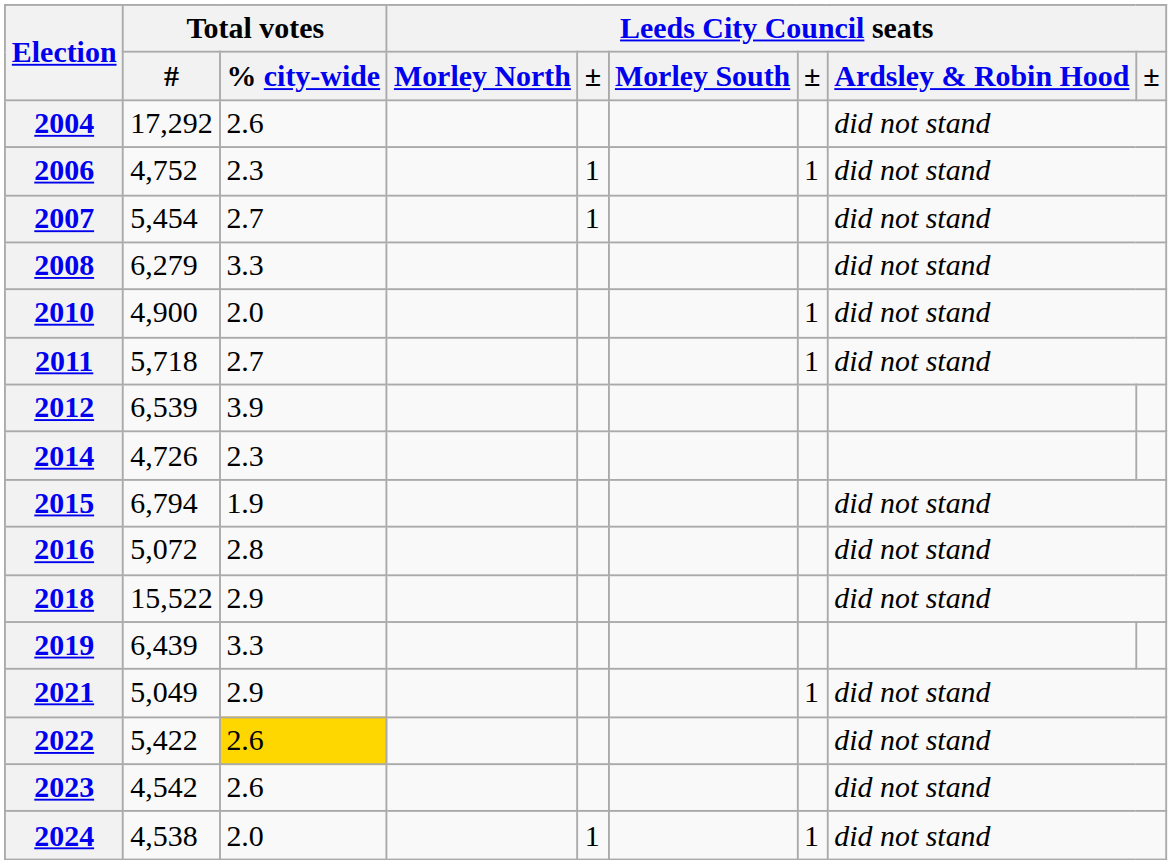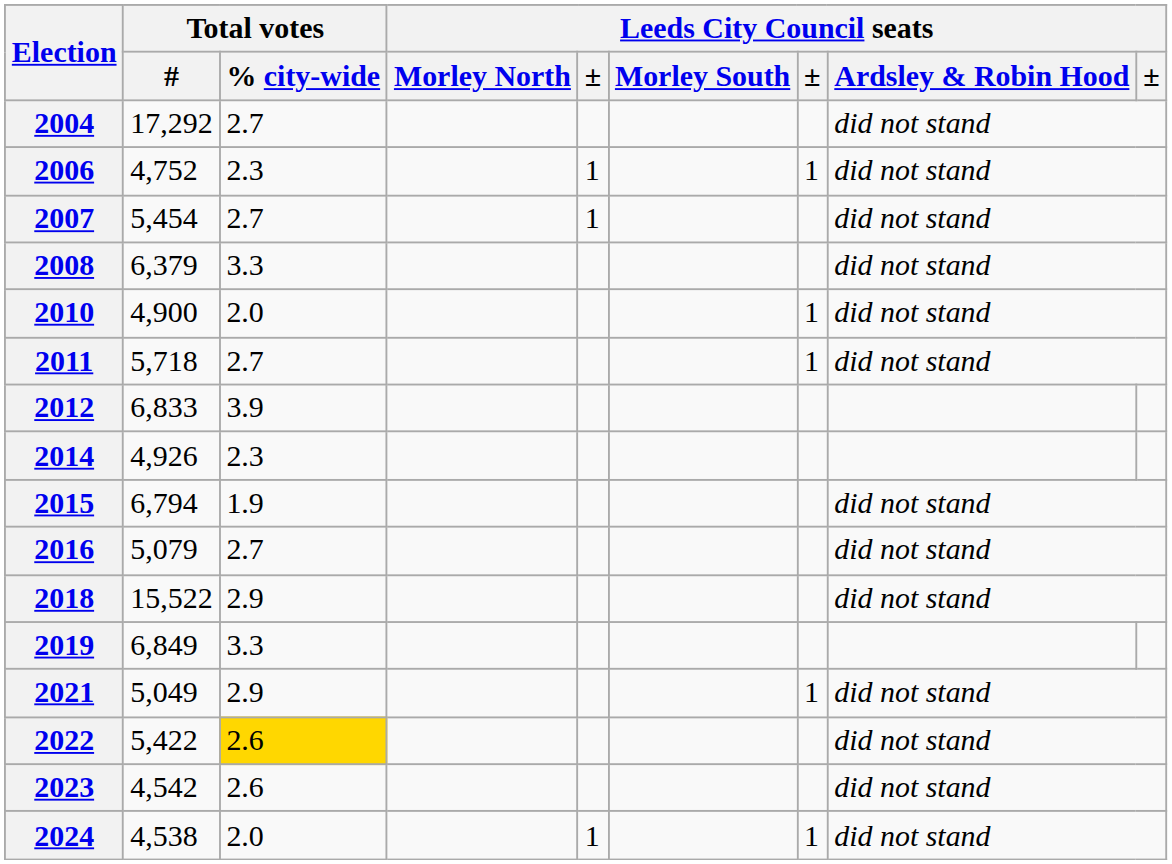(245, 123) 2.6 -> (245, 123) 2.7
(164, 265) 6,279 -> (164, 265) 6,379
(164, 407) 6,539 -> (164, 407) 6,833
(164, 455) 4,726 -> (164, 455) 4,926
(164, 550) 5,072 -> (164, 550) 5,079
(245, 550) 2.8 -> (245, 550) 2.7
(164, 645) 6,439 -> (164, 645) 6,849
